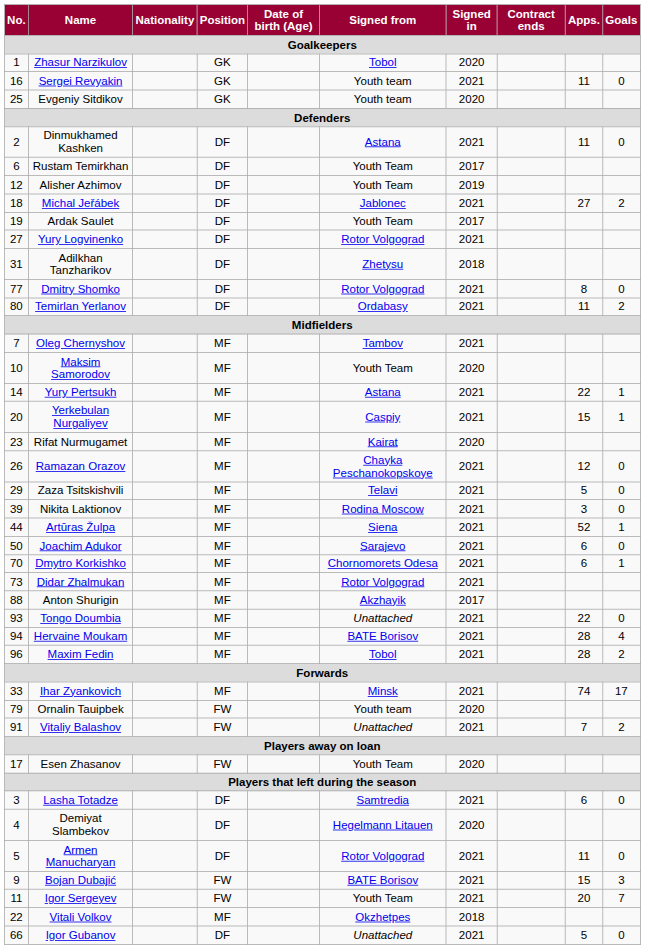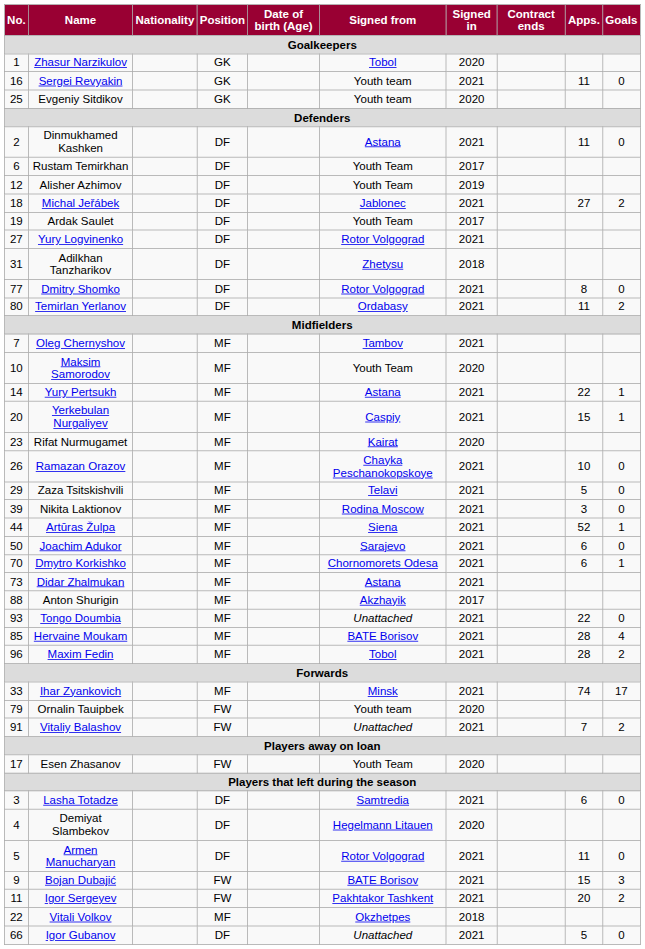(584, 466) 12 -> (584, 466) 10
(383, 582) Rotor Volgograd -> (383, 582) Astana
(16, 637) 94 -> (16, 637) 85
(383, 899) Youth Team -> (383, 899) Pakhtakor Tashkent
(621, 899) 7 -> (621, 899) 2
